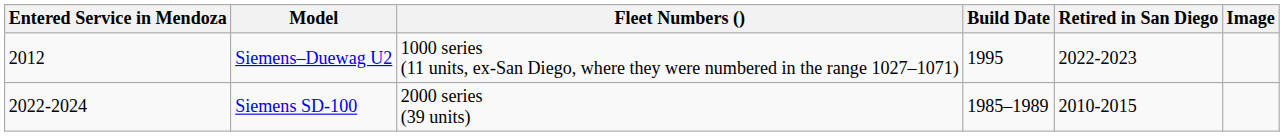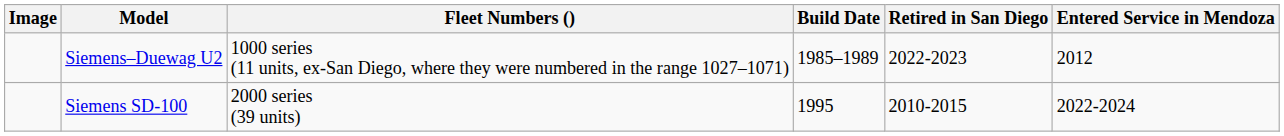columns swapped: (1251, 18) <-> (118, 18)
(985, 57) 1995 -> (838, 57) 1985–1989
(1008, 106) 1985–1989 -> (815, 106) 1995
